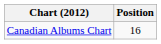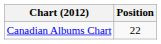(135, 30) 16 -> (135, 30) 22
